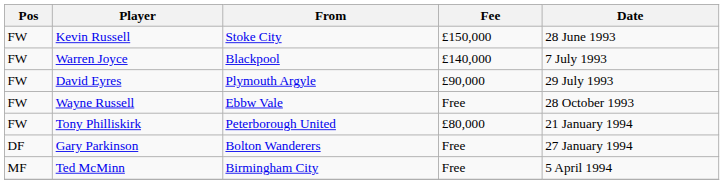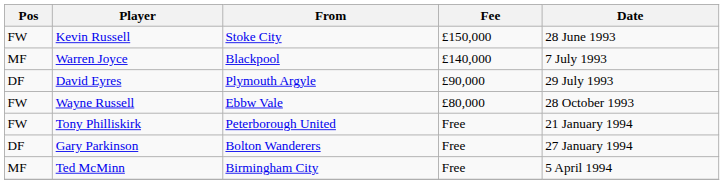(17, 59) FW -> (17, 59) MF
(17, 81) FW -> (16, 81) DF
(454, 102) Free -> (463, 102) £80,000
(463, 124) £80,000 -> (454, 124) Free
